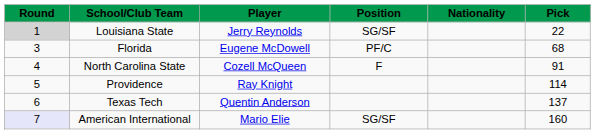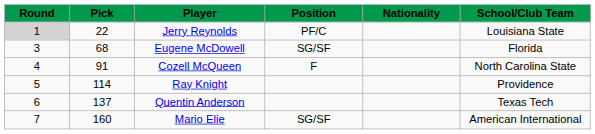columns swapped: (558, 13) <-> (135, 13)
(379, 31) SG/SF -> (314, 31) PF/C
(379, 48) PF/C -> (314, 48) SG/SF
(37, 119) lavender background -> (37, 119) no background
